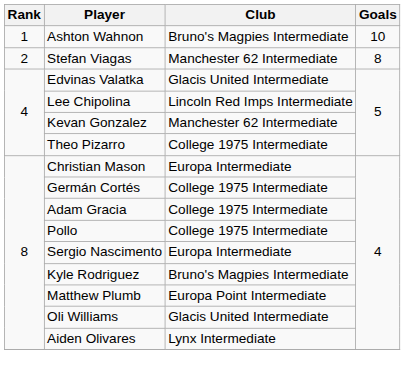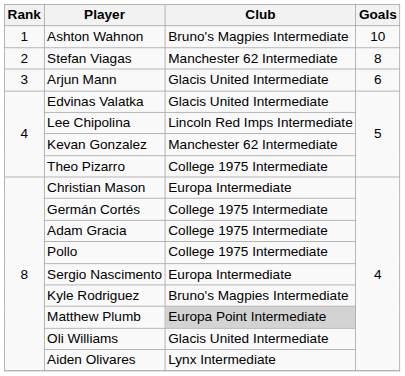+ row: (82, 79)
(247, 295) no background -> (247, 317) lightgrey background
